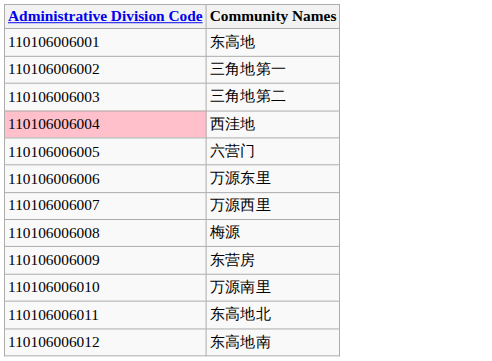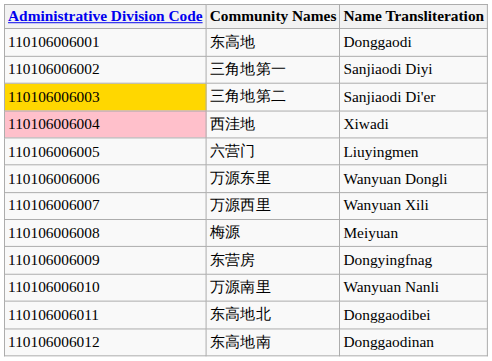+ column: (414, 16)
(54, 96) no background -> (54, 96) gold background
